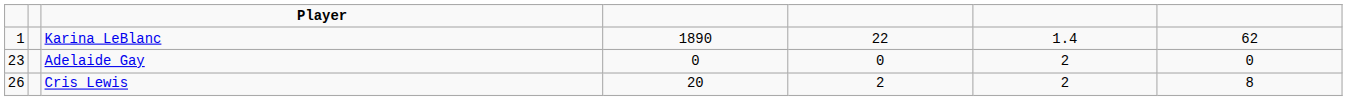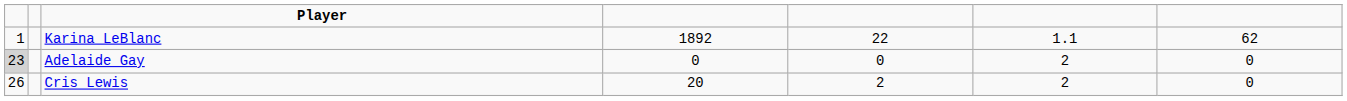(695, 39) 1890 -> (695, 39) 1892
(1065, 39) 1.4 -> (1065, 39) 1.1
(16, 61) no background -> (16, 61) lightgrey background
(1250, 84) 8 -> (1250, 84) 0
